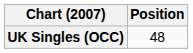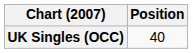(157, 37) 48 -> (157, 37) 40
